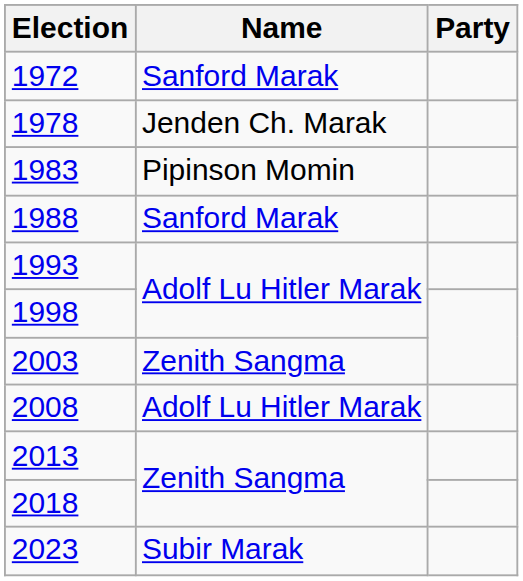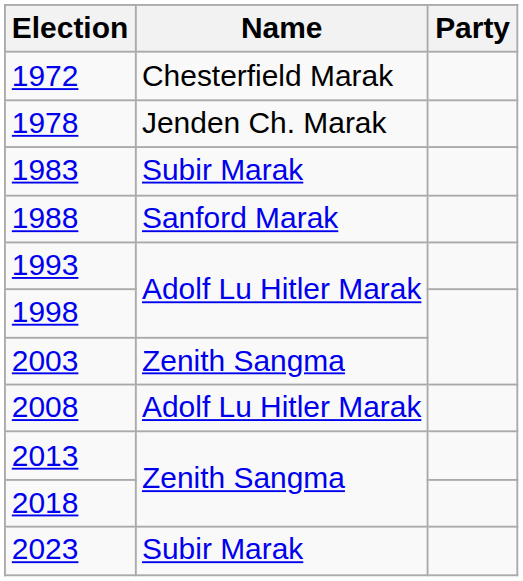(240, 75) Sanford Marak -> (268, 75) Chesterfield Marak
(248, 170) Pipinson Momin -> (223, 170) Subir Marak
